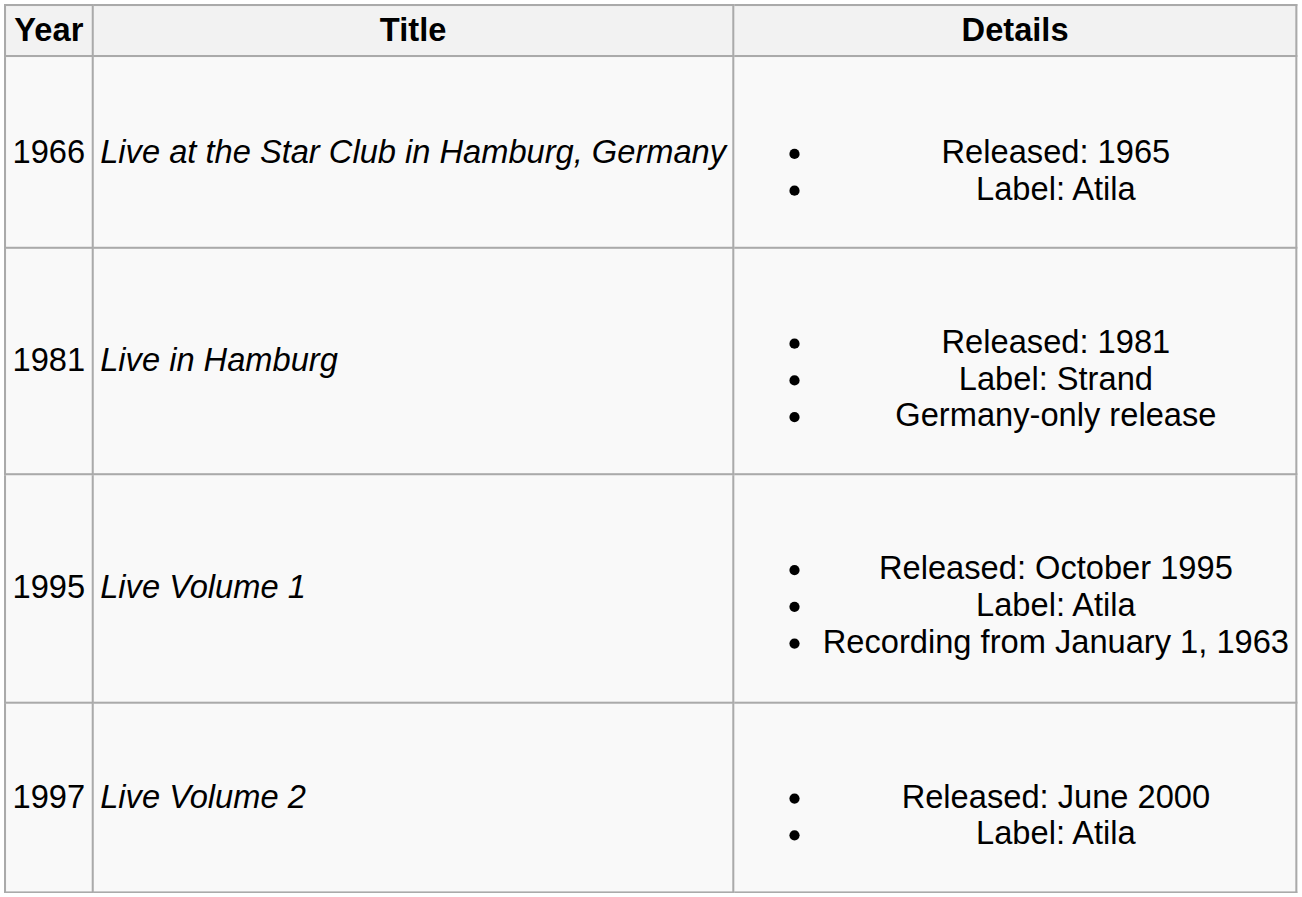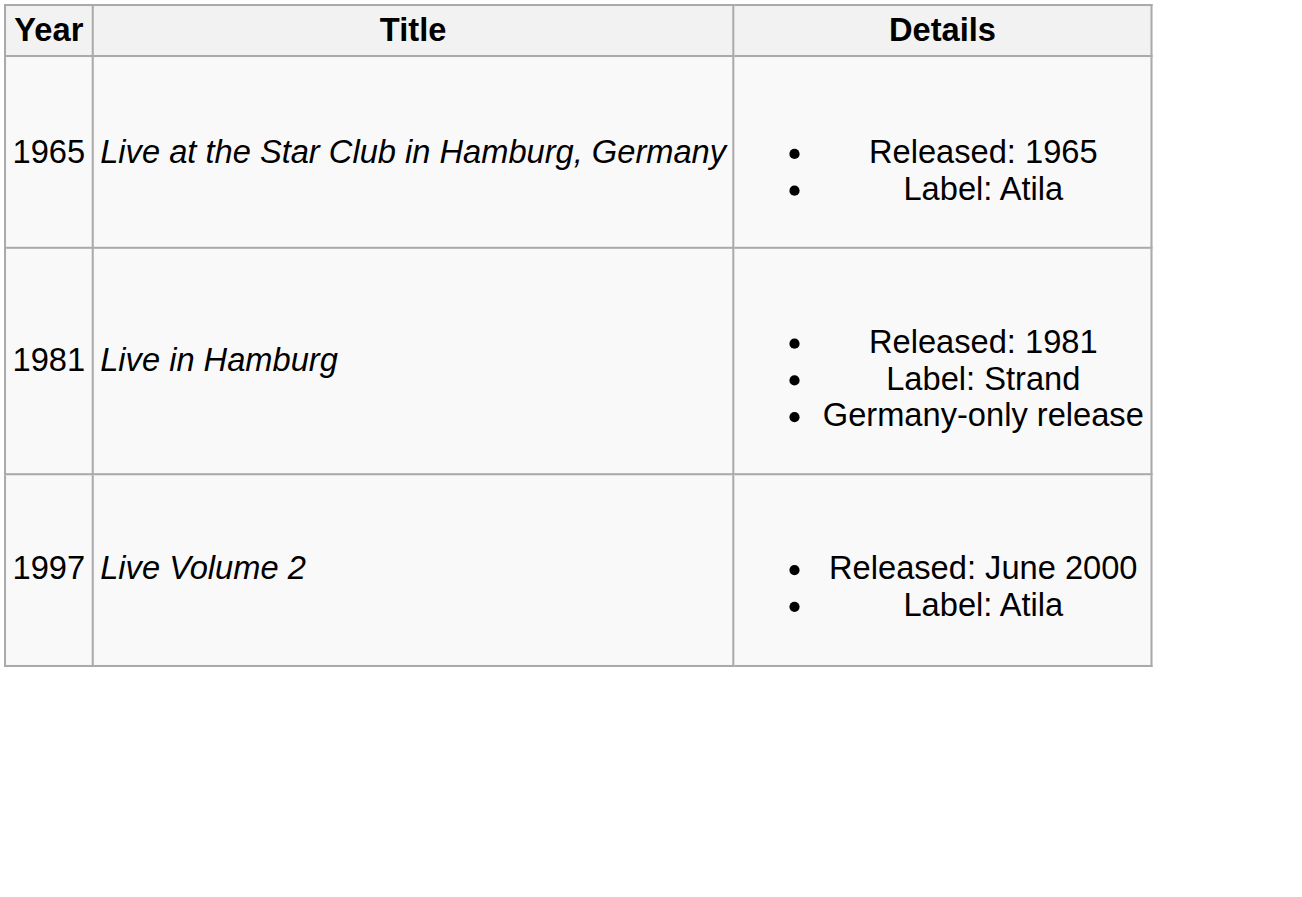(49, 151) 1966 -> (49, 151) 1965
- row: (203, 587)
